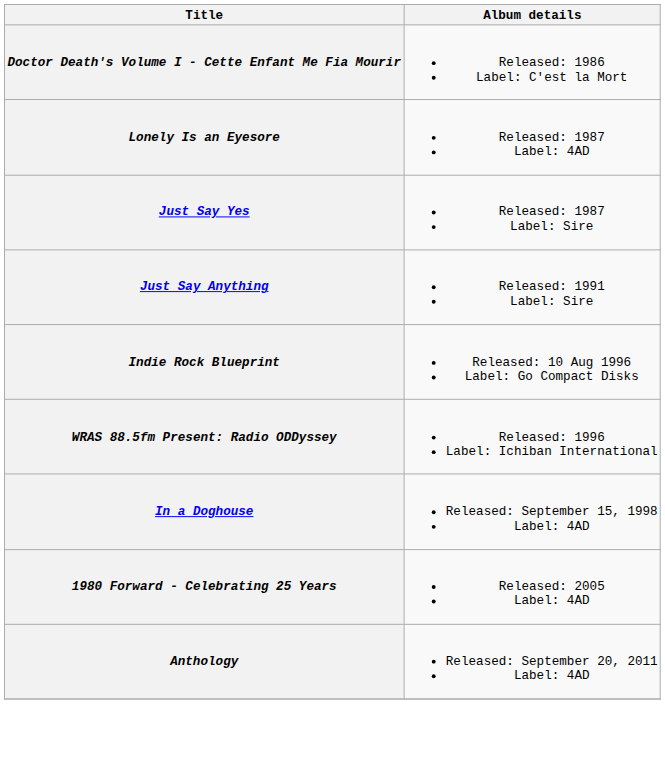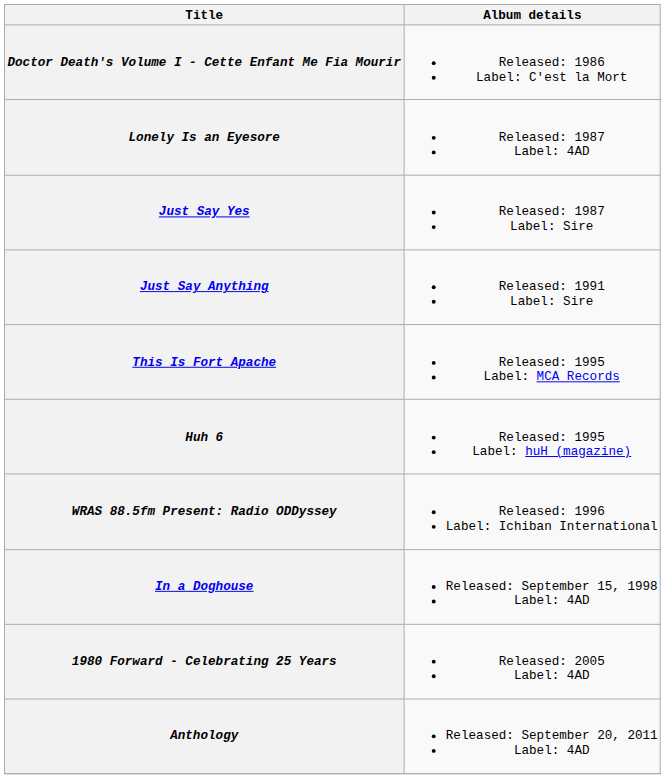+ row: (204, 362)
+ row: (204, 437)
- row: (204, 362)
